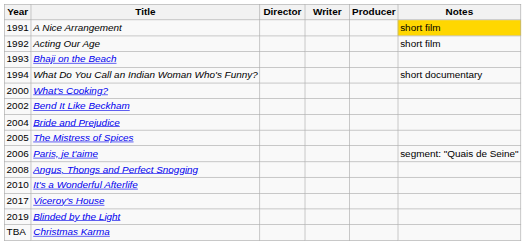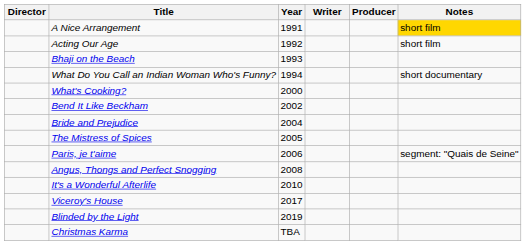columns swapped: (18, 12) <-> (282, 12)
